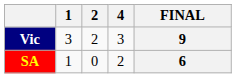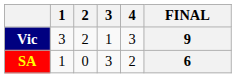+ column: (109, 15)
